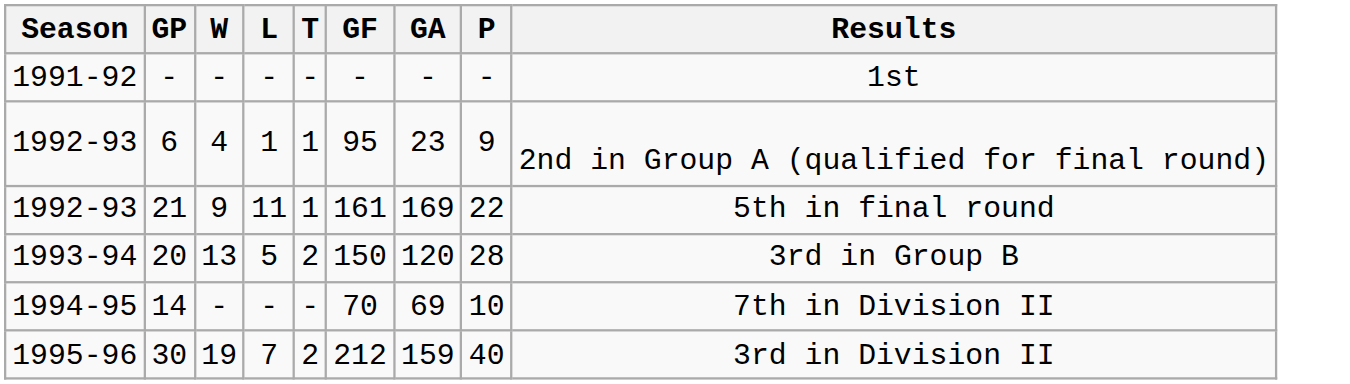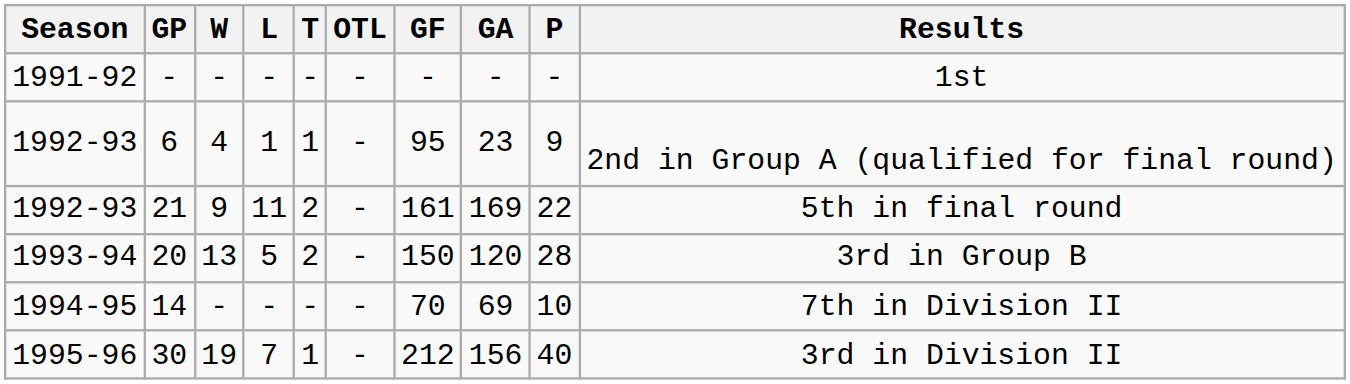+ column: (360, 29)
(310, 209) 1 -> (310, 209) 2
(310, 355) 2 -> (310, 355) 1
(428, 355) 159 -> (496, 355) 156
